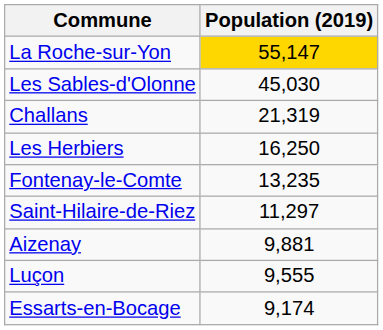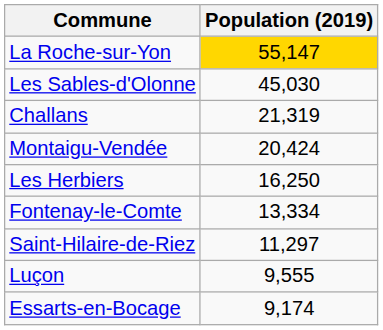+ row: (88, 148)
(289, 180) 13,235 -> (289, 212) 13,334
- row: (45, 244)
